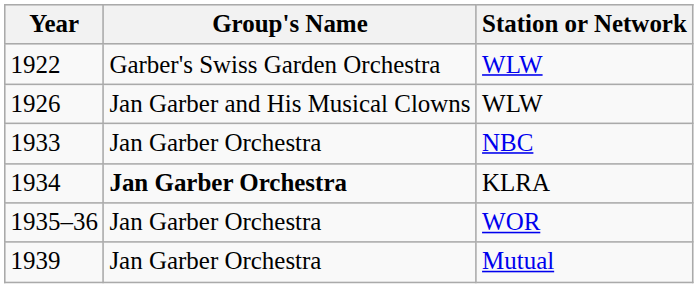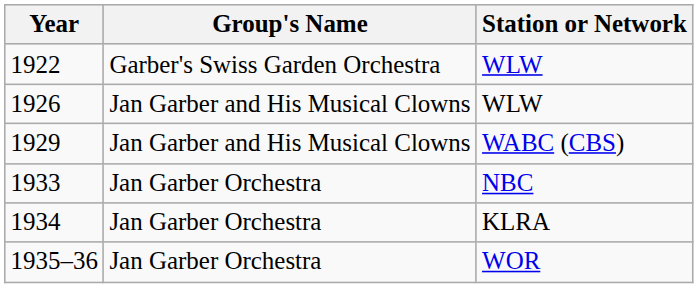+ row: (35, 143)
(228, 182) bold -> (215, 222) normal
- row: (35, 261)
